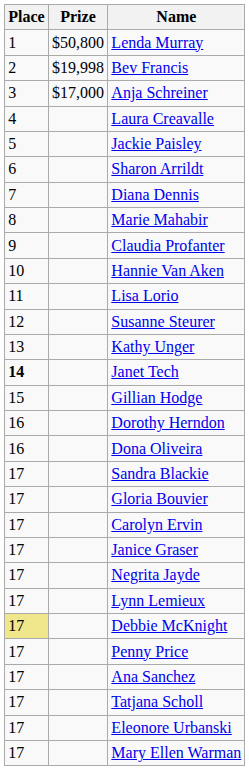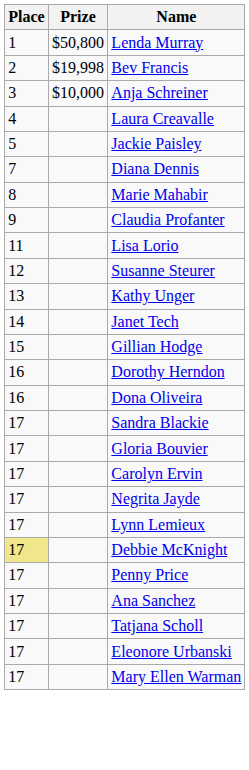(78, 93) $17,000 -> (78, 93) $10,000
- row: (157, 169)
- row: (168, 270)
(16, 372) bold -> (16, 321) normal
- row: (155, 550)
